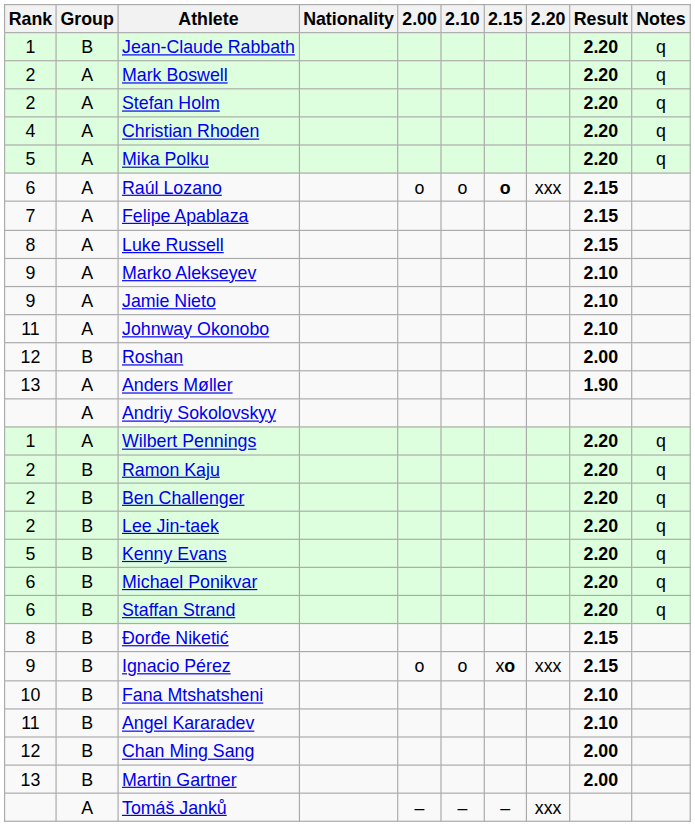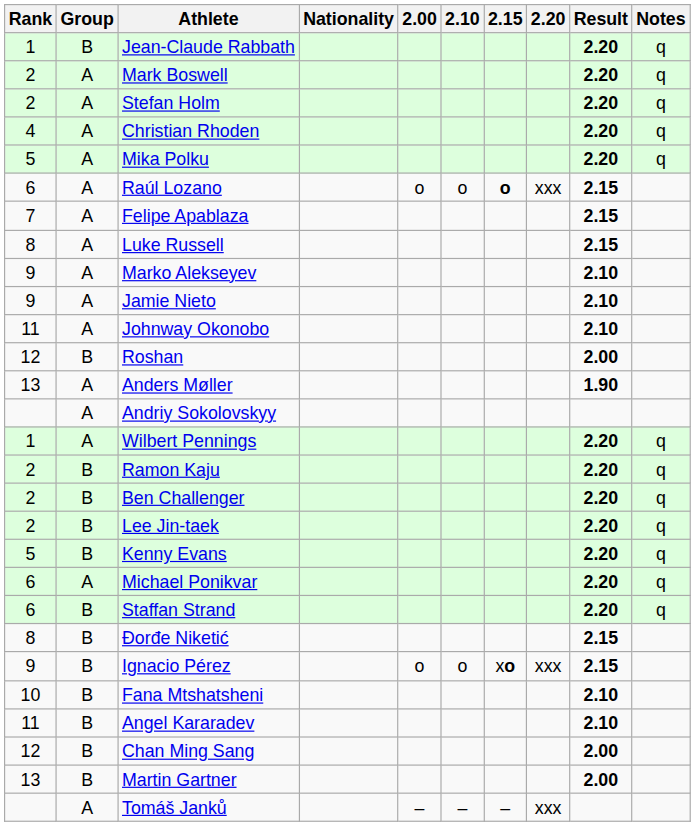(87, 582) B -> (87, 582) A
